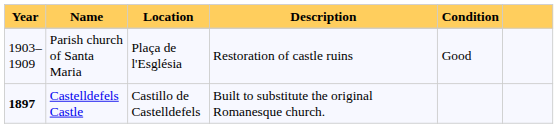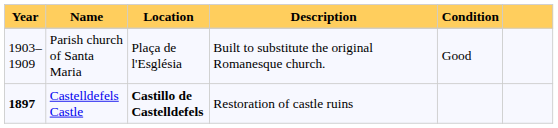(283, 55) Restoration of castle ruins -> (293, 55) Built to substitute the original Romanesque church.
(166, 103) normal -> (167, 103) bold
(293, 103) Built to substitute the original Romanesque church. -> (283, 103) Restoration of castle ruins
